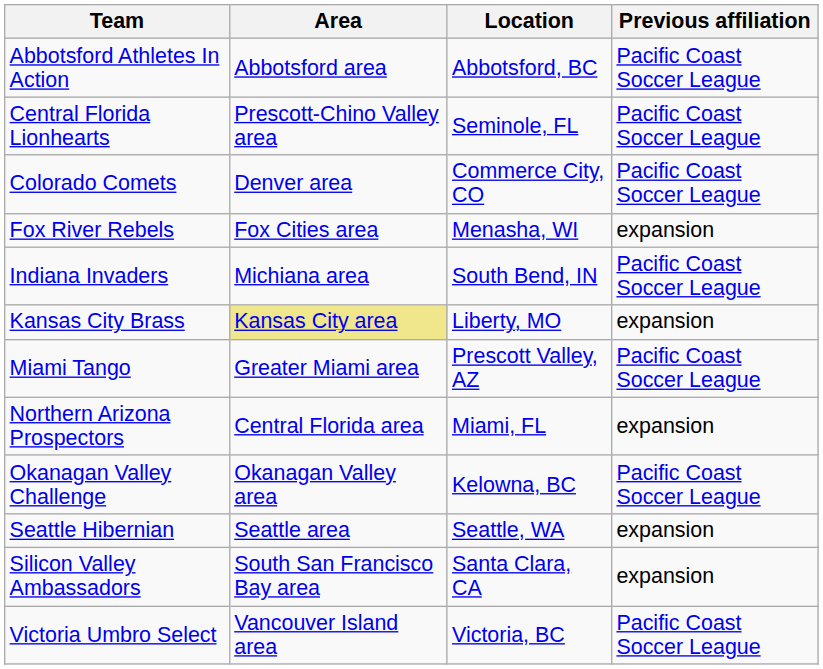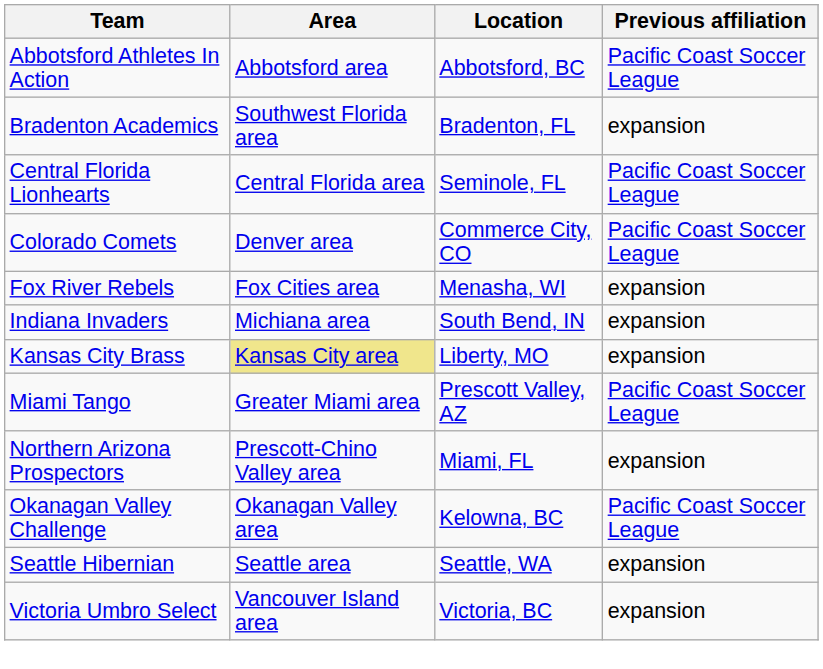+ row: (114, 125)
(336, 125) Prescott-Chino Valley area -> (330, 183) Central Florida area
(689, 275) Pacific Coast Soccer League -> (657, 321) expansion
(329, 426) Central Florida area -> (306, 460) Prescott-Chino Valley area
- row: (75, 576)
(689, 634) Pacific Coast Soccer League -> (657, 610) expansion
